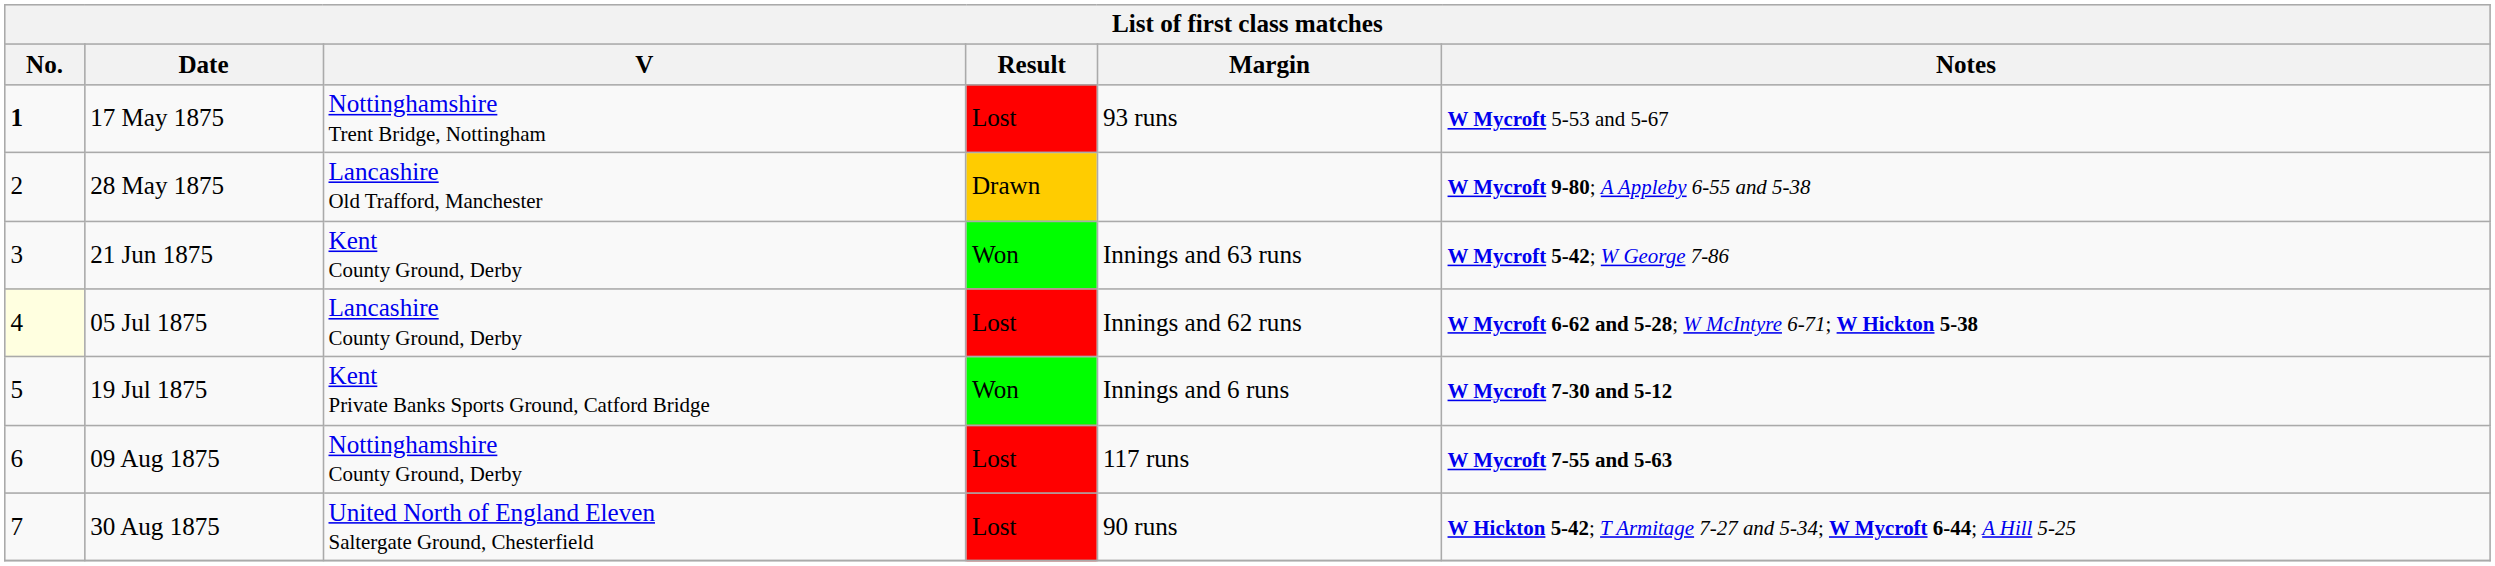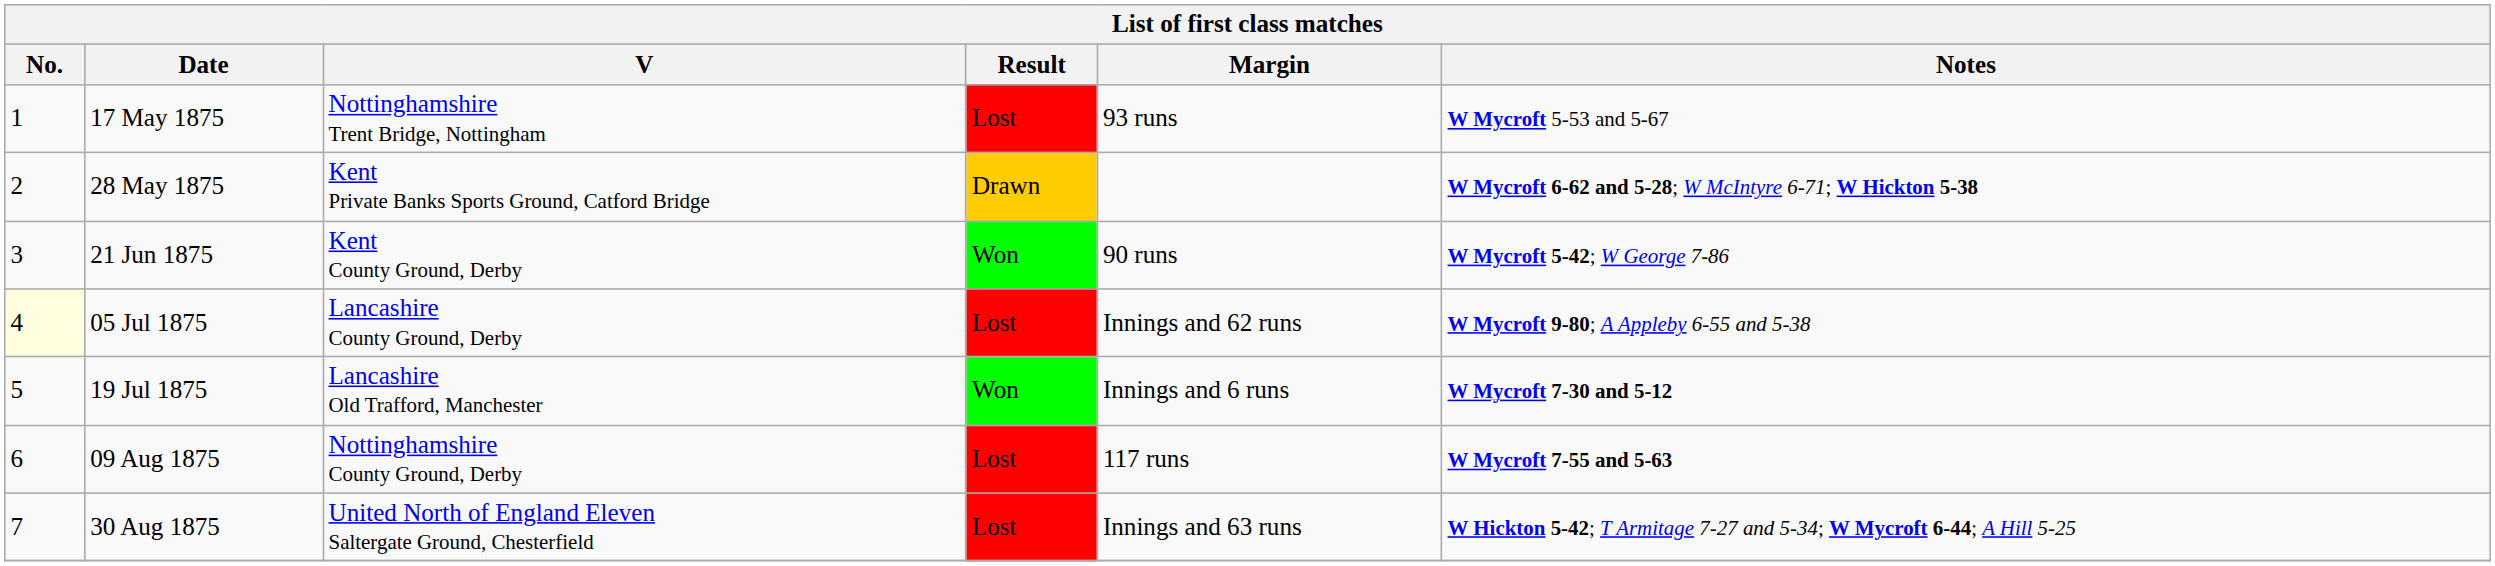(17, 118) bold -> (17, 118) normal
(436, 186) Lancashire Old Trafford, Manchester -> (519, 186) Kent Private Banks Sports Ground, Catford Bridge
(1629, 187) W Mycroft 9-80; A Appleby 6-55 and 5-38 -> (1713, 187) W Mycroft 6-62 and 5-28; W McIntyre 6-71; W Hickton 5-38
(1202, 254) Innings and 63 runs -> (1140, 254) 90 runs
(1713, 324) W Mycroft 6-62 and 5-28; W McIntyre 6-71; W Hickton 5-38 -> (1629, 324) W Mycroft 9-80; A Appleby 6-55 and 5-38
(519, 390) Kent Private Banks Sports Ground, Catford Bridge -> (436, 390) Lancashire Old Trafford, Manchester
(1140, 526) 90 runs -> (1202, 526) Innings and 63 runs
